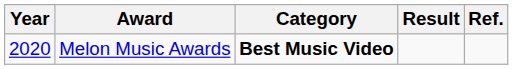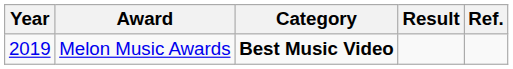(30, 49) 2020 -> (30, 49) 2019
